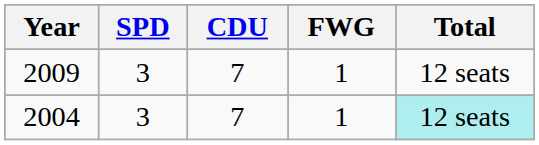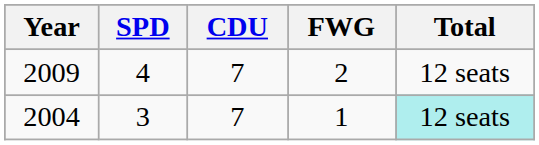(143, 71) 3 -> (143, 71) 4
(341, 71) 1 -> (341, 71) 2
